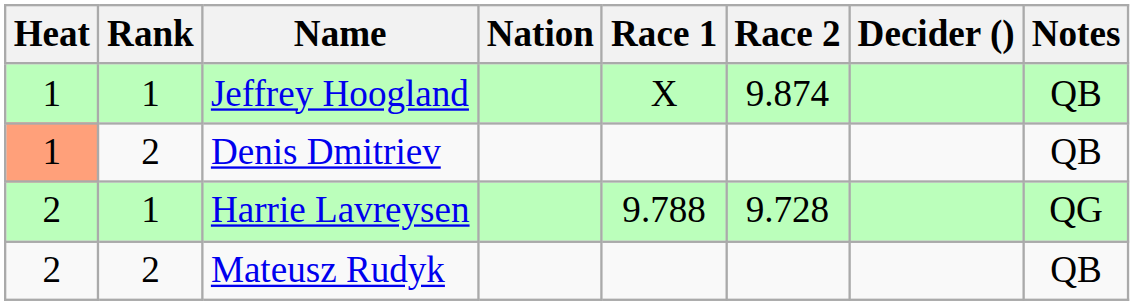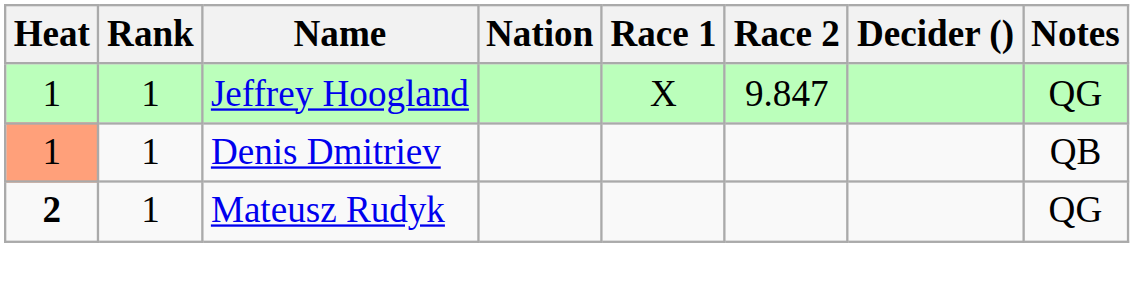(787, 92) 9.874 -> (787, 92) 9.847
(1076, 92) QB -> (1075, 92) QG
(150, 151) 2 -> (150, 151) 1
- row: (340, 210)
(52, 269) normal -> (52, 210) bold
(150, 269) 2 -> (150, 210) 1
(1076, 269) QB -> (1075, 210) QG
